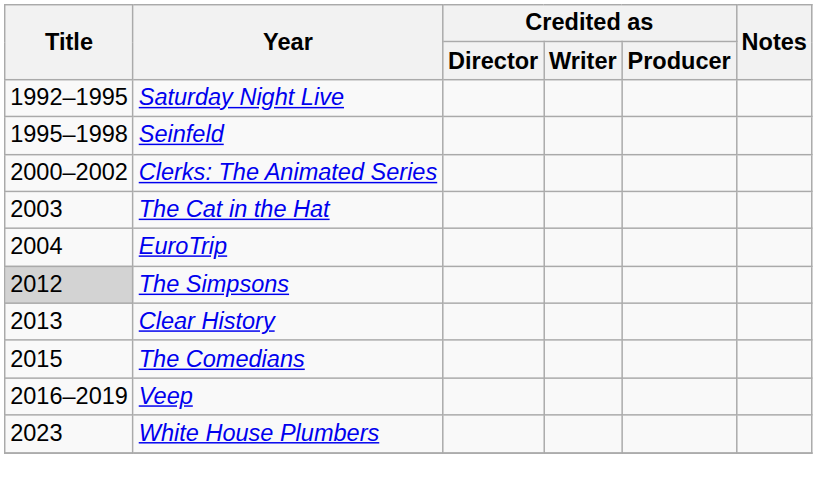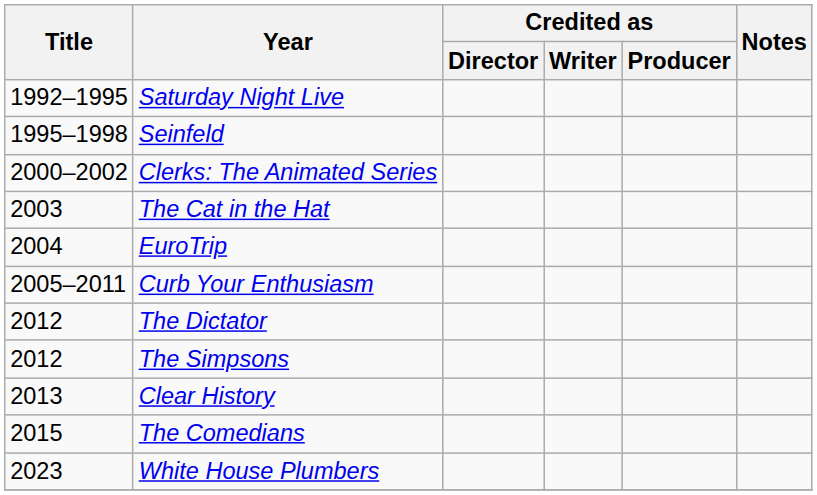+ row: (256, 284)
+ row: (203, 321)
(36, 284) lightgrey background -> (36, 358) no background
- row: (166, 396)
